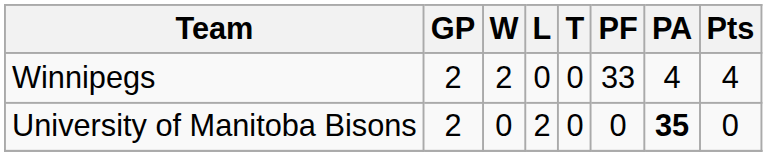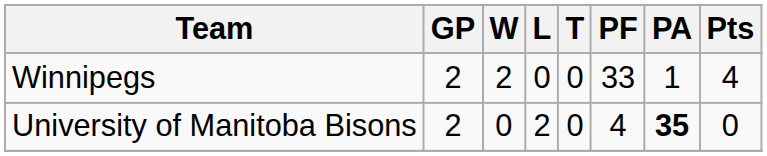(672, 77) 4 -> (672, 77) 1
(618, 126) 0 -> (618, 126) 4
